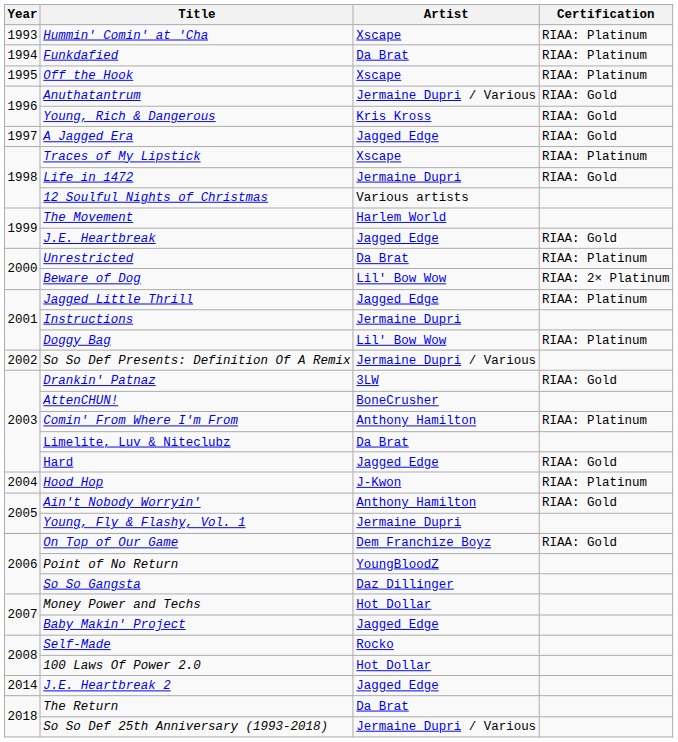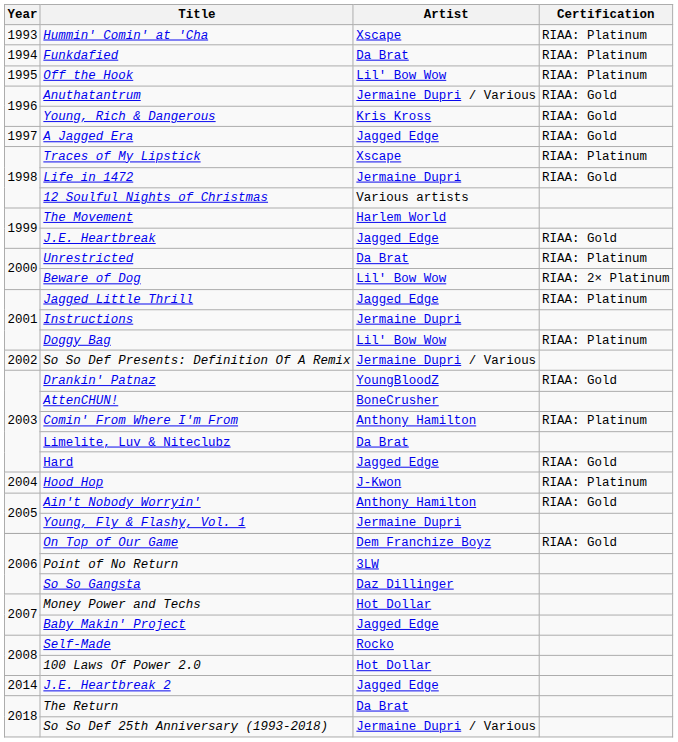(379, 76) Xscape -> (401, 76) Lil' Bow Wow
(368, 381) 3LW -> (398, 381) YoungBloodZ
(398, 564) YoungBloodZ -> (368, 564) 3LW
